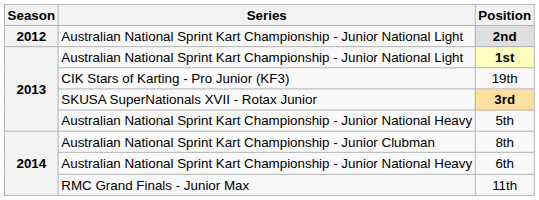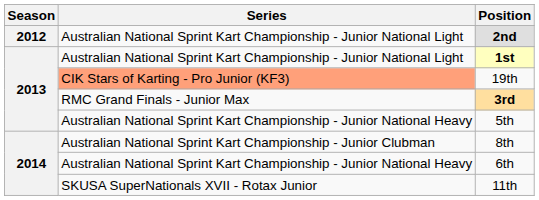(175, 79) no background -> (175, 79) lightsalmon background
(189, 100) SKUSA SuperNationals XVII - Rotax Junior -> (155, 100) RMC Grand Finals - Junior Max
(155, 185) RMC Grand Finals - Junior Max -> (189, 185) SKUSA SuperNationals XVII - Rotax Junior
